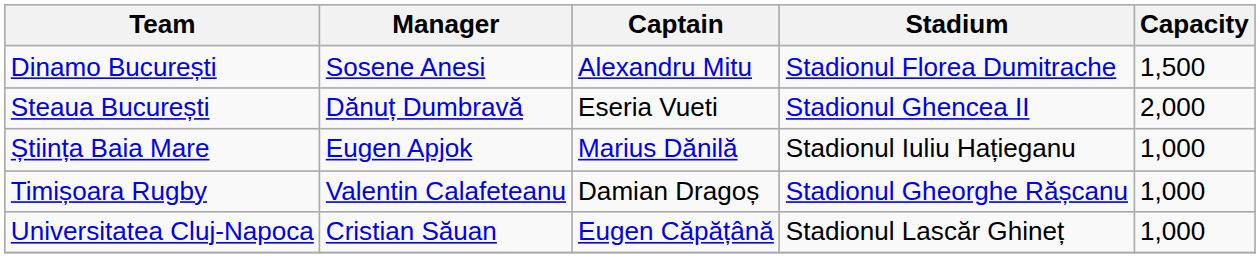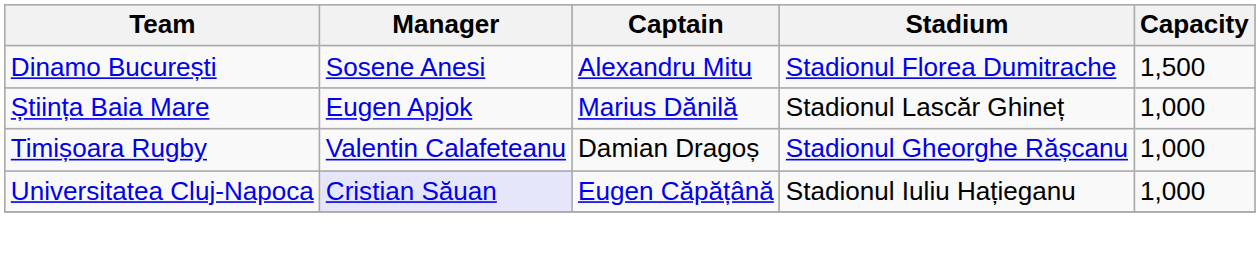- row: (110, 107)
(931, 149) Stadionul Iuliu Hațieganu -> (925, 107) Stadionul Lascăr Ghineț
(411, 231) no background -> (411, 190) lavender background
(925, 231) Stadionul Lascăr Ghineț -> (931, 190) Stadionul Iuliu Hațieganu
